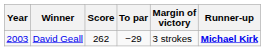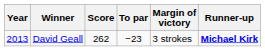(17, 38) 2003 -> (17, 38) 2013
(134, 38) −29 -> (134, 38) −23
